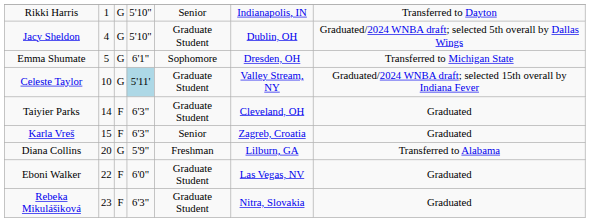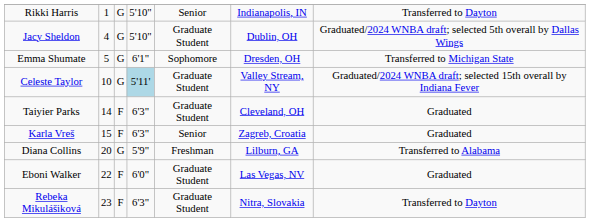(449, 203) Graduated -> (449, 203) Transferred to Dayton
